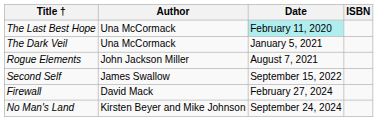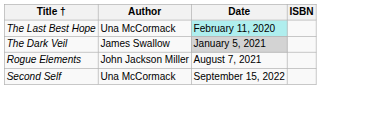(138, 44) Una McCormack -> (135, 44) James Swallow
(286, 44) no background -> (230, 44) lightgrey background
(135, 76) James Swallow -> (138, 76) Una McCormack
- row: (24, 92)
- row: (40, 108)
